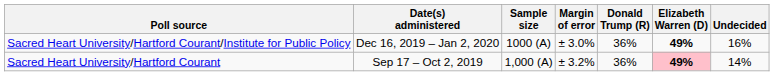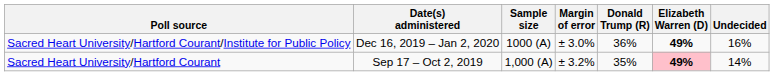(625, 62) 36% -> (625, 62) 35%
